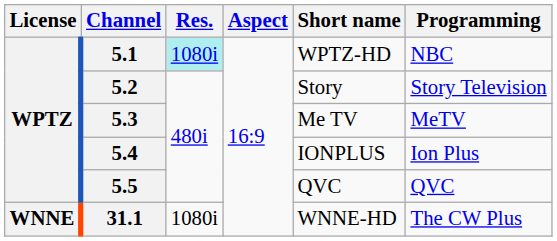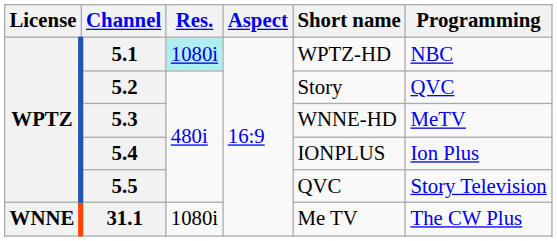(479, 86) Story Television -> (432, 86) QVC
(328, 119) Me TV -> (347, 119) WNNE-HD
(432, 185) QVC -> (479, 185) Story Television
(347, 218) WNNE-HD -> (328, 218) Me TV
